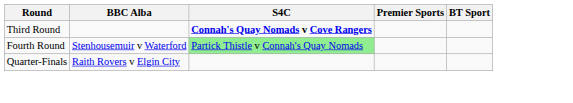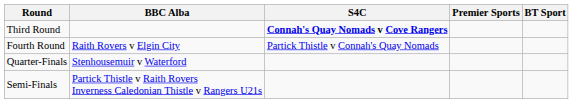(129, 45) Stenhousemuir v Waterford -> (126, 45) Raith Rovers v Elgin City
(277, 45) lightgreen background -> (353, 45) no background
(126, 62) Raith Rovers v Elgin City -> (129, 62) Stenhousemuir v Waterford
+ row: (32, 84)
